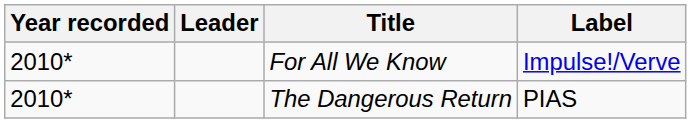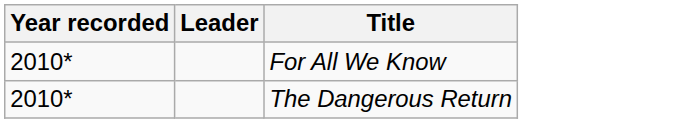- column: (602, 23)
